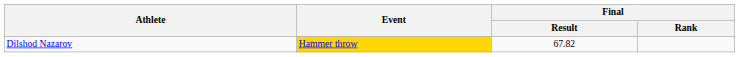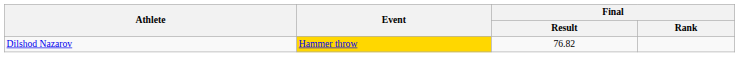(564, 44) 67.82 -> (564, 44) 76.82
